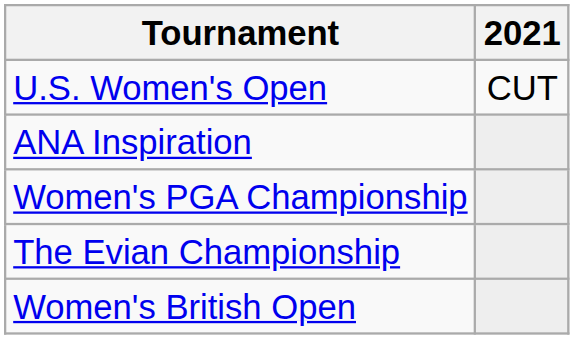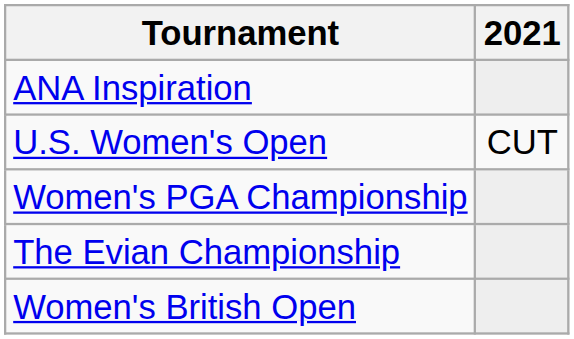rows swapped: (133, 142) <-> (170, 88)
